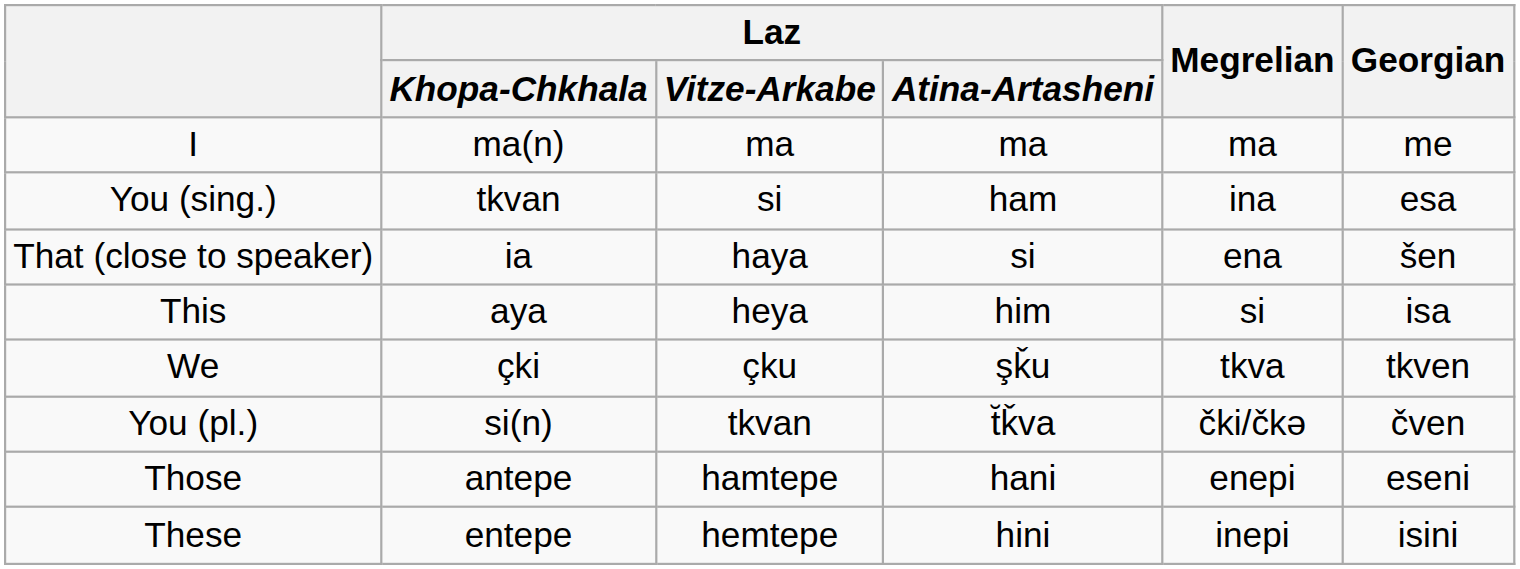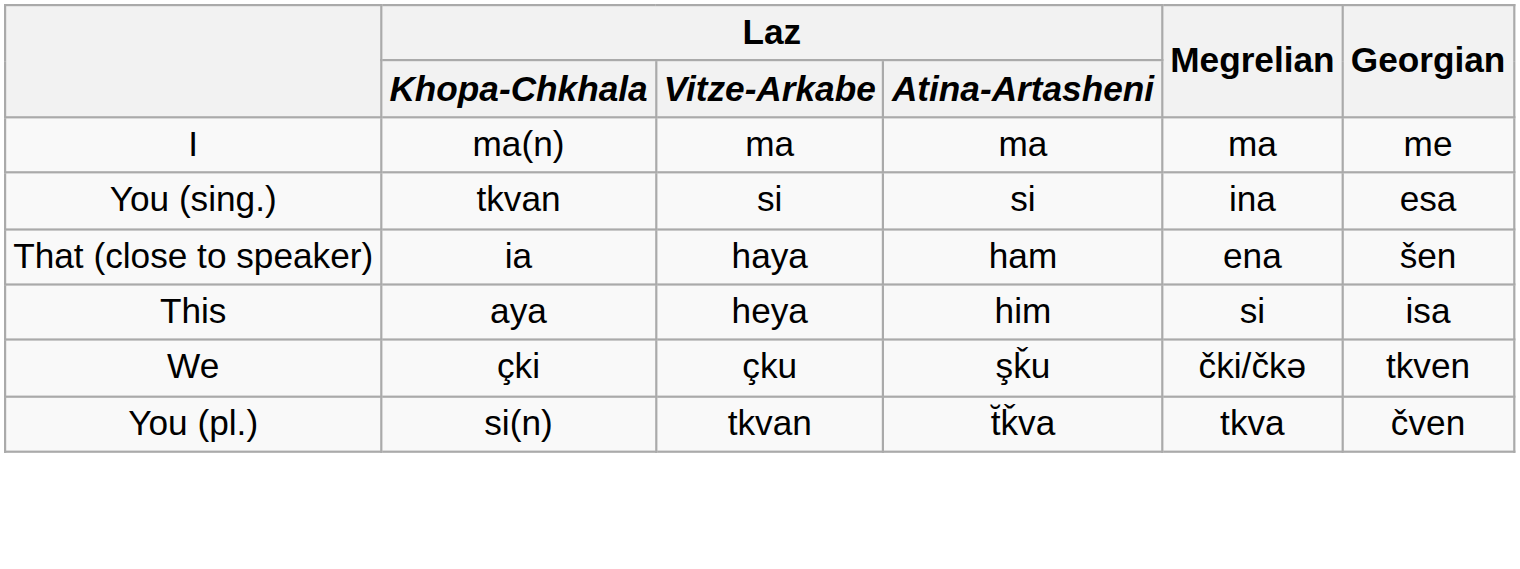(1023, 199) ham -> (1023, 199) si
(1023, 255) si -> (1023, 255) ham
(1252, 367) tkva -> (1252, 367) čki/čkə
(1252, 423) čki/čkə -> (1252, 423) tkva
- row: (193, 479)
- row: (193, 534)
